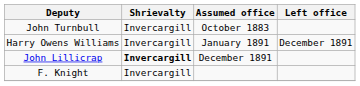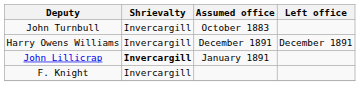(235, 42) January 1891 -> (235, 42) December 1891
(235, 58) December 1891 -> (235, 58) January 1891
